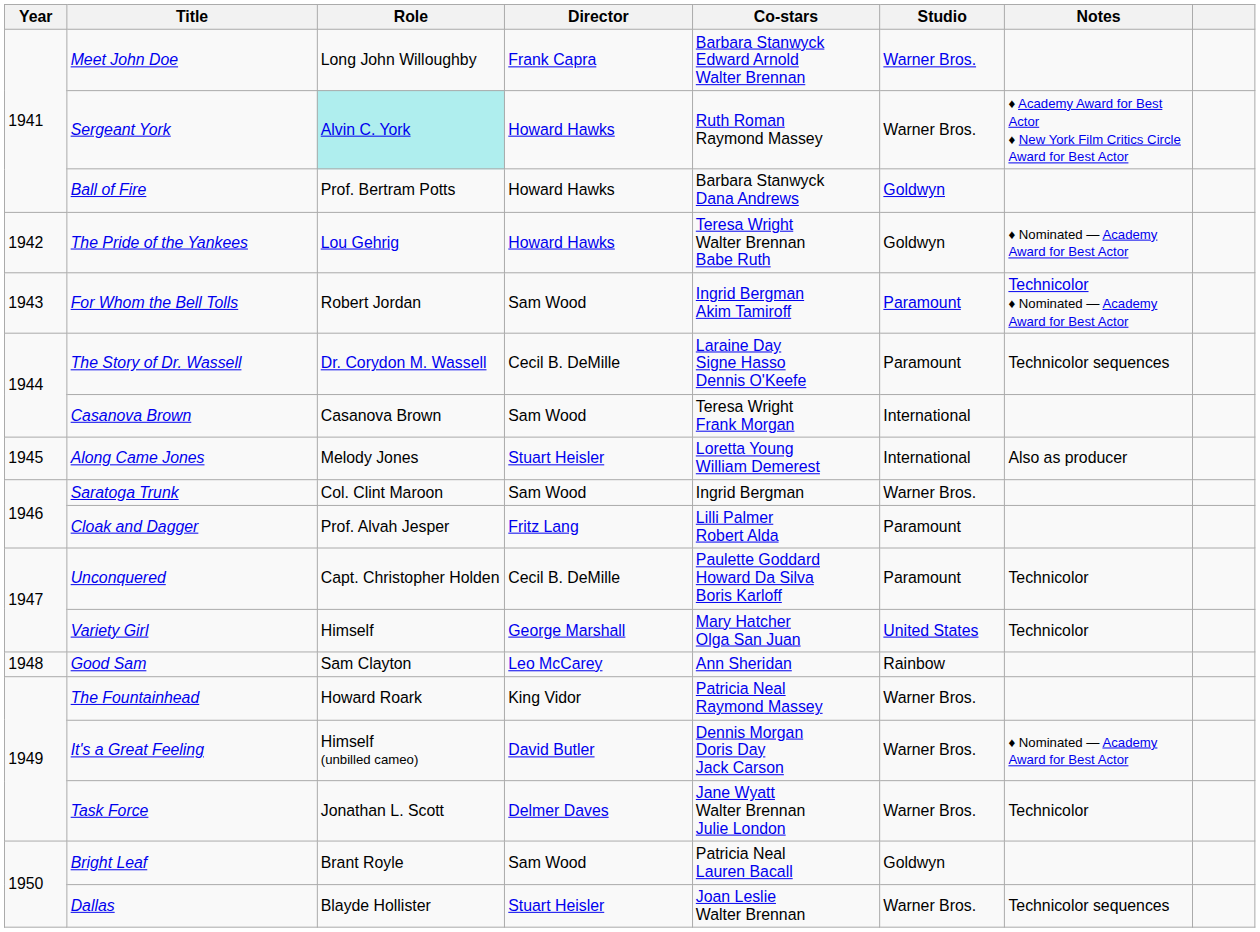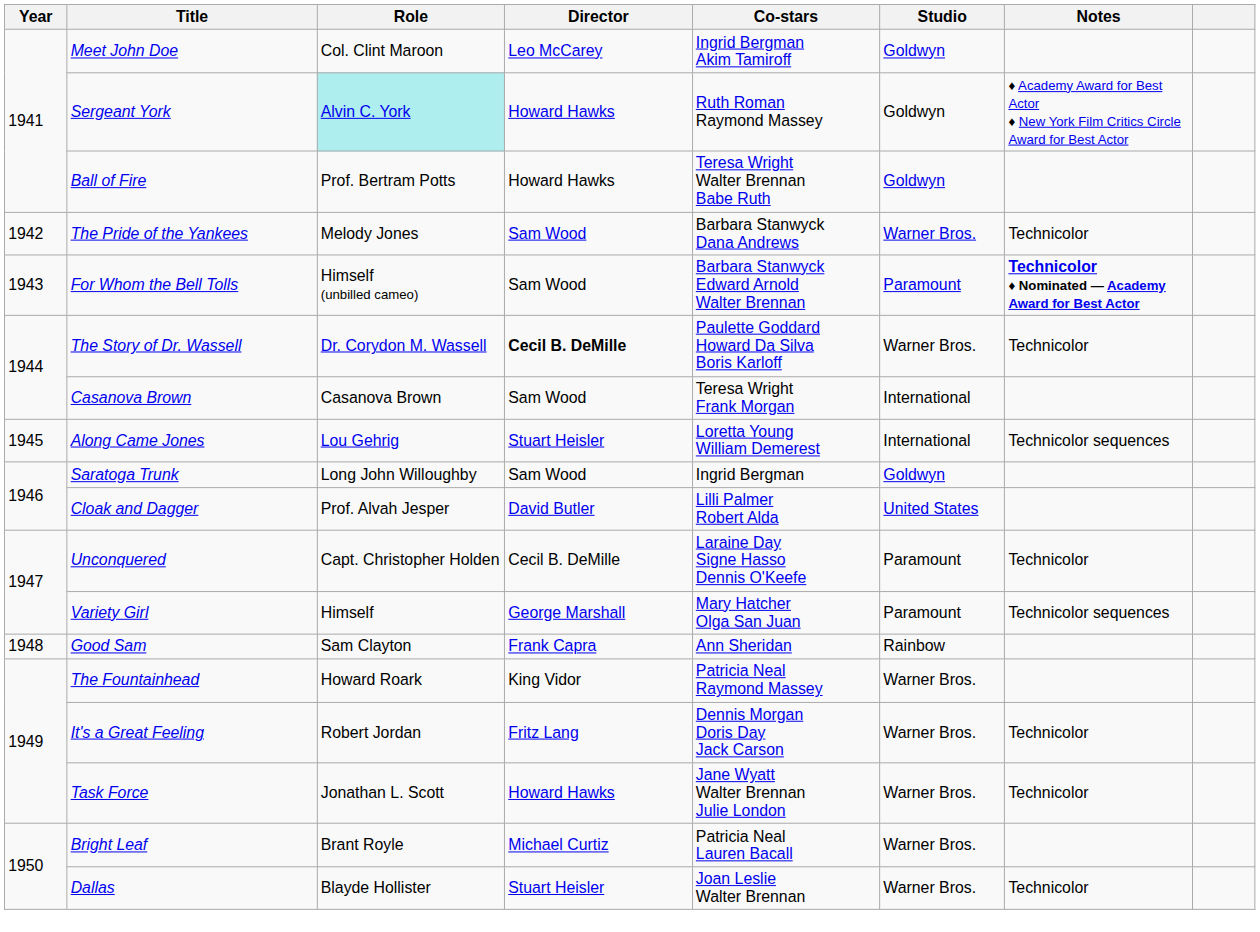(399, 60) Long John Willoughby -> (382, 51) Col. Clint Maroon
(552, 60) Frank Capra -> (555, 51) Leo McCarey
(760, 60) Barbara Stanwyck Edward Arnold Walter Brennan -> (750, 51) Ingrid Bergman Akim Tamiroff
(930, 60) Warner Bros. -> (914, 51) Goldwyn
(930, 129) Warner Bros. -> (914, 111) Goldwyn
(760, 190) Barbara Stanwyck Dana Andrews -> (751, 181) Teresa Wright Walter Brennan Babe Ruth
(360, 242) Lou Gehrig -> (370, 233) Melody Jones
(562, 242) Howard Hawks -> (547, 233) Sam Wood
(751, 242) Teresa Wright Walter Brennan Babe Ruth -> (760, 233) Barbara Stanwyck Dana Andrews
(914, 242) Goldwyn -> (930, 233) Warner Bros.
(1083, 243) ♦ Nominated — Academy Award for Best Actor -> (1048, 233) Technicolor
(371, 303) Robert Jordan -> (370, 285) Himself (unbilled cameo)
(750, 303) Ingrid Bergman Akim Tamiroff -> (760, 285) Barbara Stanwyck Edward Arnold Walter Brennan
(1083, 303) normal -> (1087, 285) bold
(564, 363) normal -> (567, 345) bold
(751, 363) Laraine Day Signe Hasso Dennis O'Keefe -> (758, 345) Paulette Goddard Howard Da Silva Boris Karloff
(922, 363) Paramount -> (930, 345) Warner Bros.
(1089, 363) Technicolor sequences -> (1048, 345) Technicolor
(370, 458) Melody Jones -> (360, 440) Lou Gehrig
(1068, 458) Also as producer -> (1089, 440) Technicolor sequences
(382, 492) Col. Clint Maroon -> (399, 474) Long John Willoughby
(930, 492) Warner Bros. -> (914, 474) Goldwyn
(543, 526) Fritz Lang -> (551, 508) David Butler
(922, 526) Paramount -> (931, 508) United States
(758, 578) Paulette Goddard Howard Da Silva Boris Karloff -> (751, 560) Laraine Day Signe Hasso Dennis O'Keefe
(931, 630) United States -> (922, 612) Paramount
(1048, 630) Technicolor -> (1089, 612) Technicolor sequences
(555, 664) Leo McCarey -> (552, 646) Frank Capra
(370, 750) Himself (unbilled cameo) -> (371, 732) Robert Jordan
(551, 750) David Butler -> (543, 732) Fritz Lang
(1083, 751) ♦ Nominated — Academy Award for Best Actor -> (1048, 732) Technicolor
(558, 811) Delmer Daves -> (562, 793) Howard Hawks
(547, 862) Sam Wood -> (558, 845) Michael Curtiz
(914, 862) Goldwyn -> (930, 845) Warner Bros.
(1089, 905) Technicolor sequences -> (1048, 888) Technicolor
